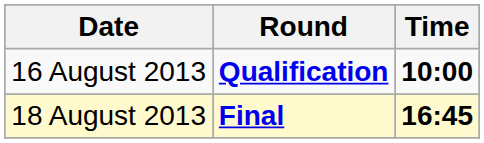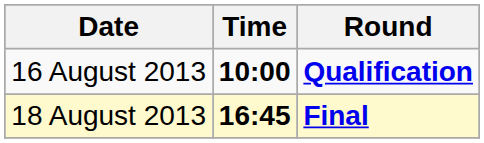columns swapped: (437, 26) <-> (304, 26)
